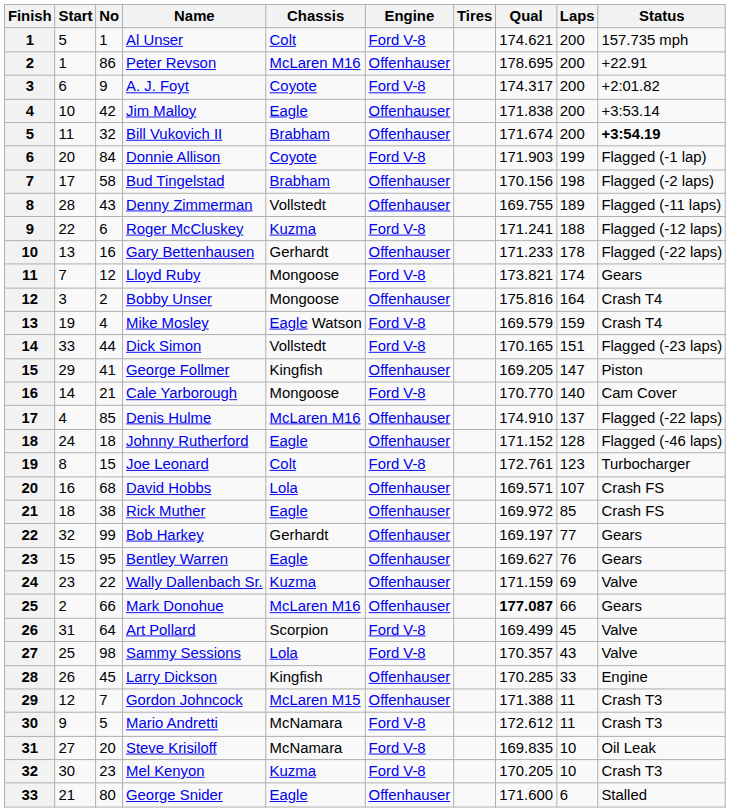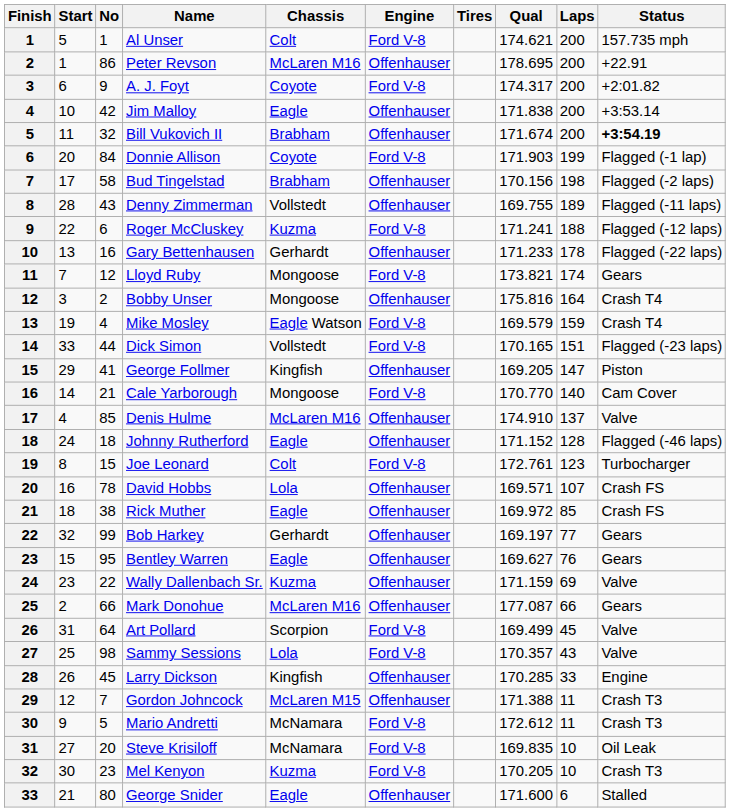(662, 417) Flagged (-22 laps) -> (620, 417) Valve
(108, 488) 68 -> (108, 488) 78
(526, 606) bold -> (526, 606) normal
